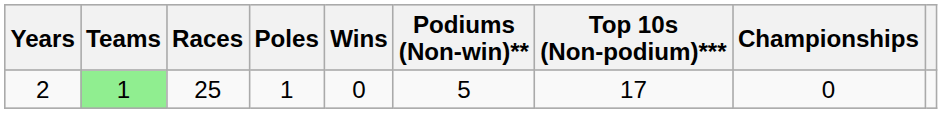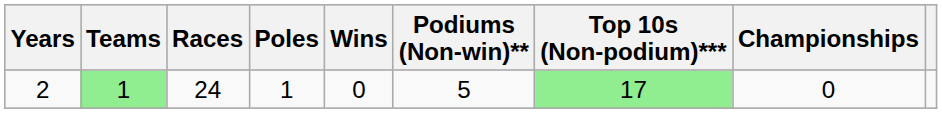(208, 89) 25 -> (208, 89) 24
(633, 89) no background -> (633, 89) lightgreen background
